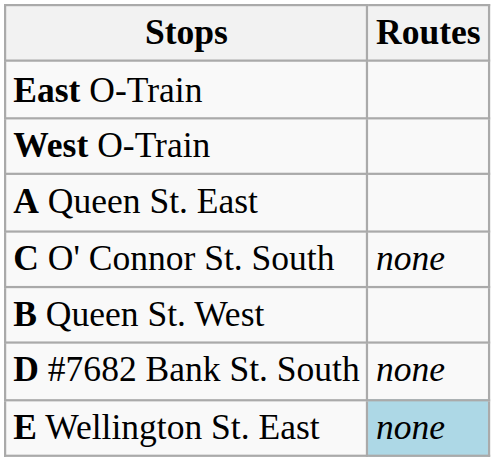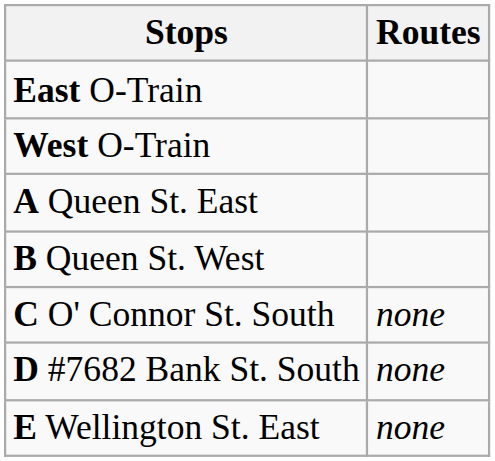rows swapped: (139, 314) <-> (174, 257)
(411, 426) lightblue background -> (411, 426) no background
